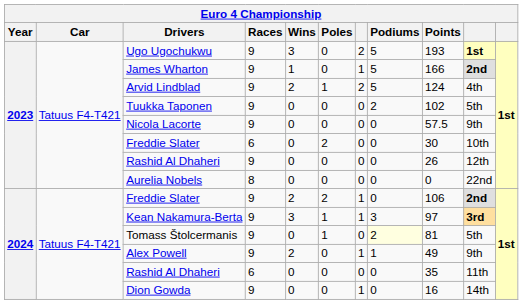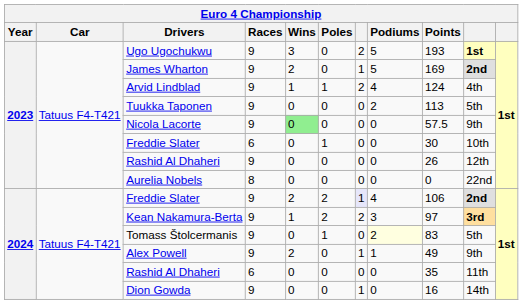(291, 69) 1 -> (291, 69) 2
(435, 69) 166 -> (435, 69) 169
(291, 87) 2 -> (291, 87) 1
(373, 87) 5 -> (373, 87) 4
(435, 105) 102 -> (434, 105) 113
(291, 124) no background -> (291, 124) lightgreen background
(325, 142) 2 -> (325, 142) 1
(361, 198) no background -> (361, 198) lavender background
(373, 198) 0 -> (373, 198) 4
(291, 216) 3 -> (291, 216) 1
(325, 216) 1 -> (325, 216) 2
(361, 216) 1 -> (361, 216) 2
(432, 234) 81 -> (432, 234) 83
